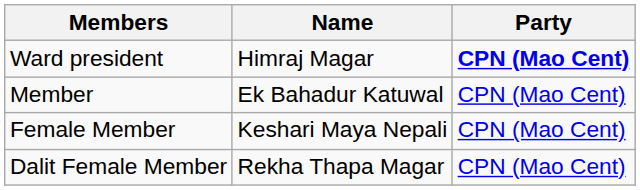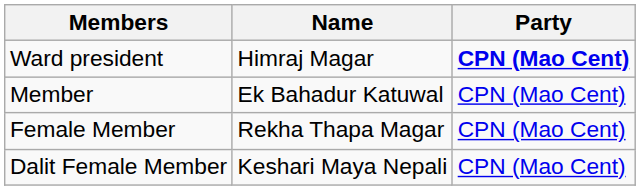(342, 130) Keshari Maya Nepali -> (341, 130) Rekha Thapa Magar
(341, 166) Rekha Thapa Magar -> (342, 166) Keshari Maya Nepali
